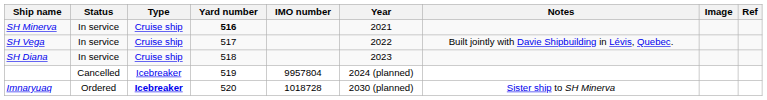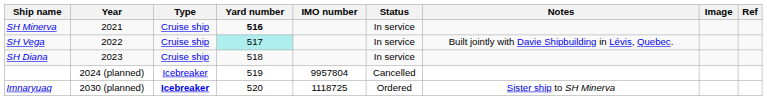columns swapped: (381, 12) <-> (99, 12)
(228, 42) no background -> (255, 42) paleturquoise background
(303, 88) 1018728 -> (329, 88) 1118725
